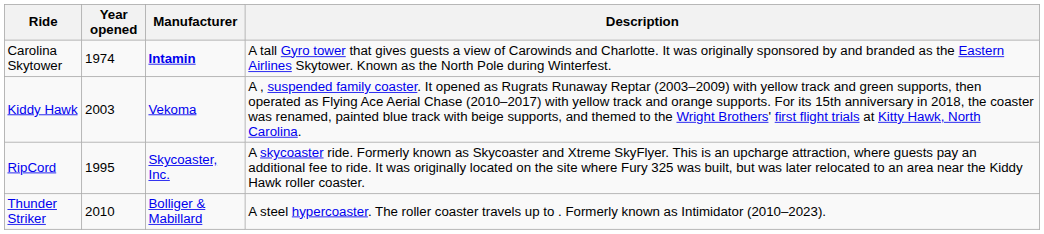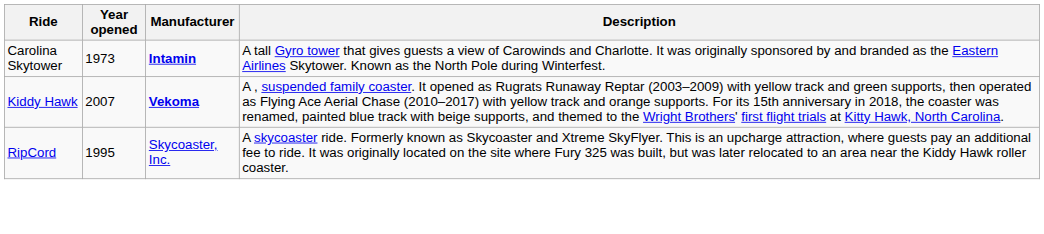(100, 58) 1974 -> (100, 58) 1973
(100, 109) 2003 -> (100, 101) 2007
(172, 109) normal -> (174, 101) bold
- row: (32, 211)
